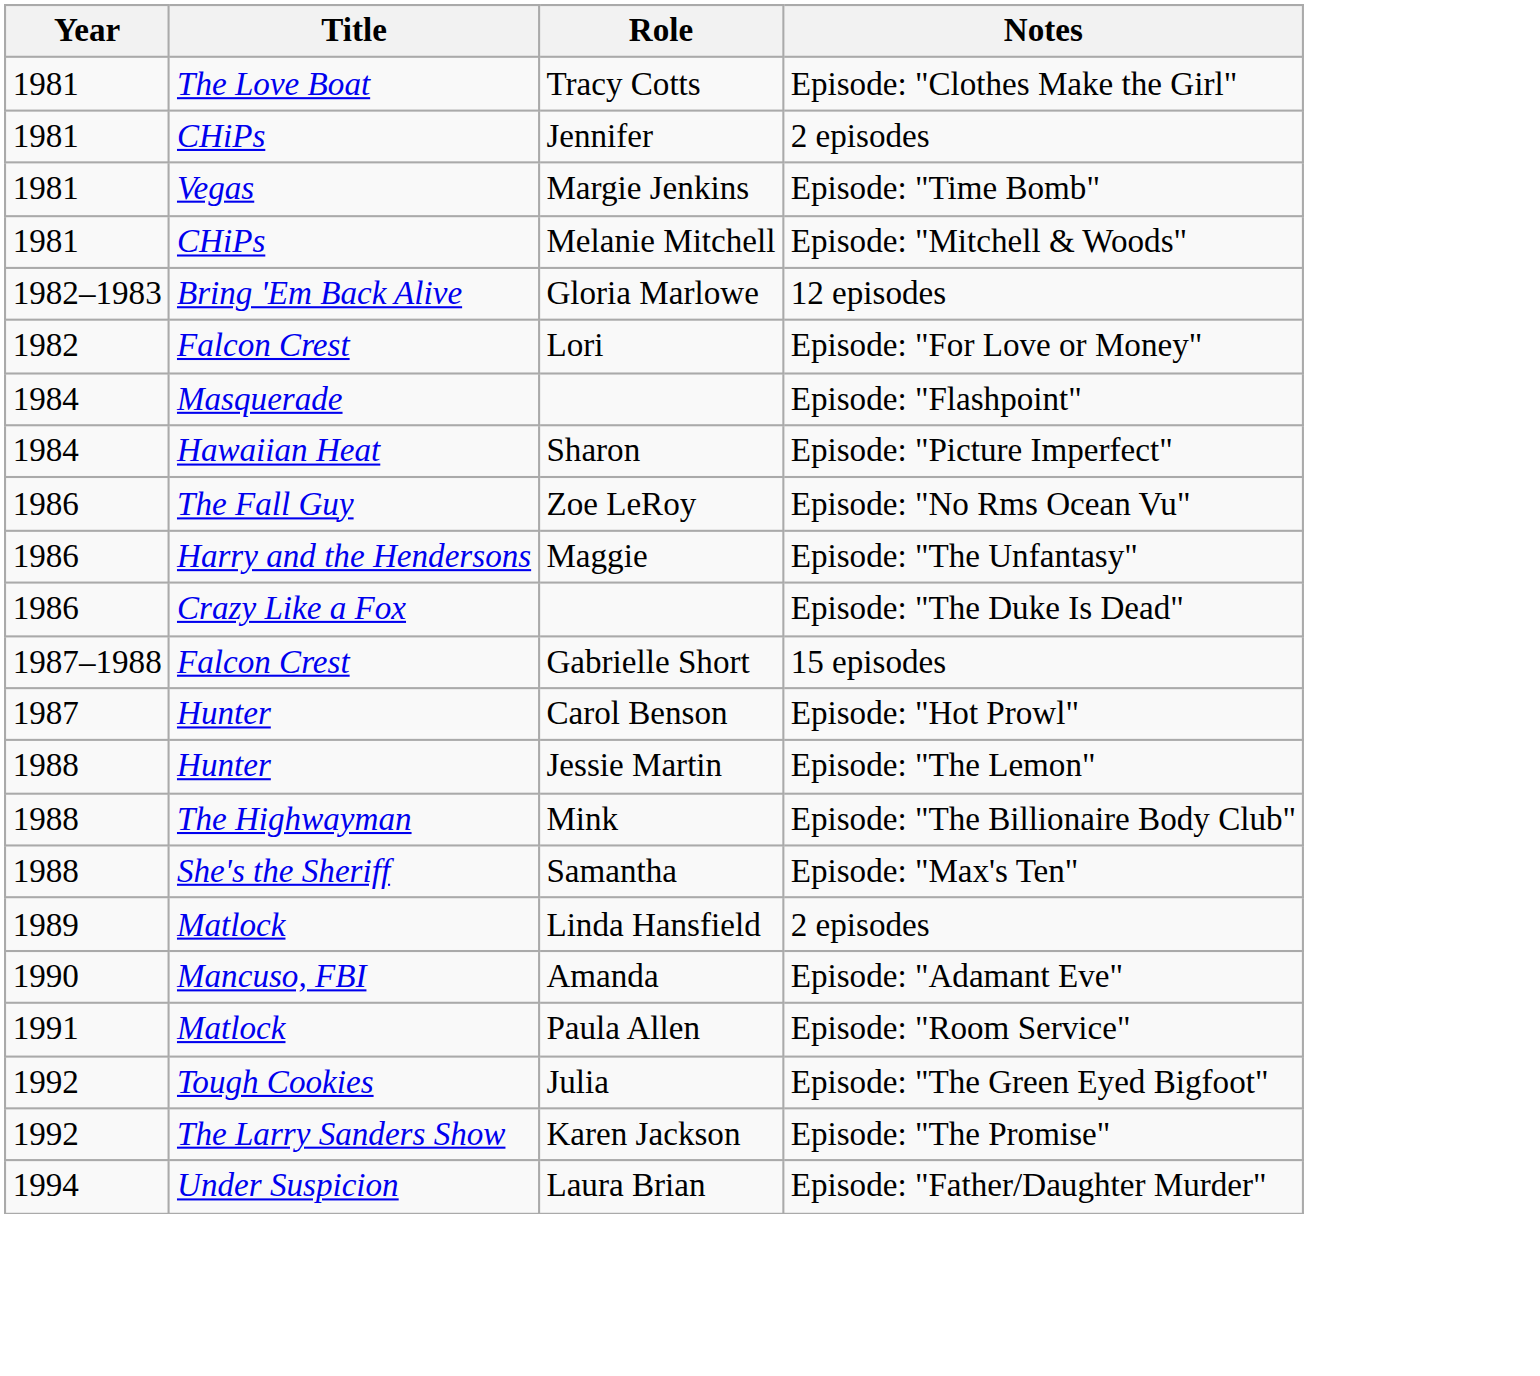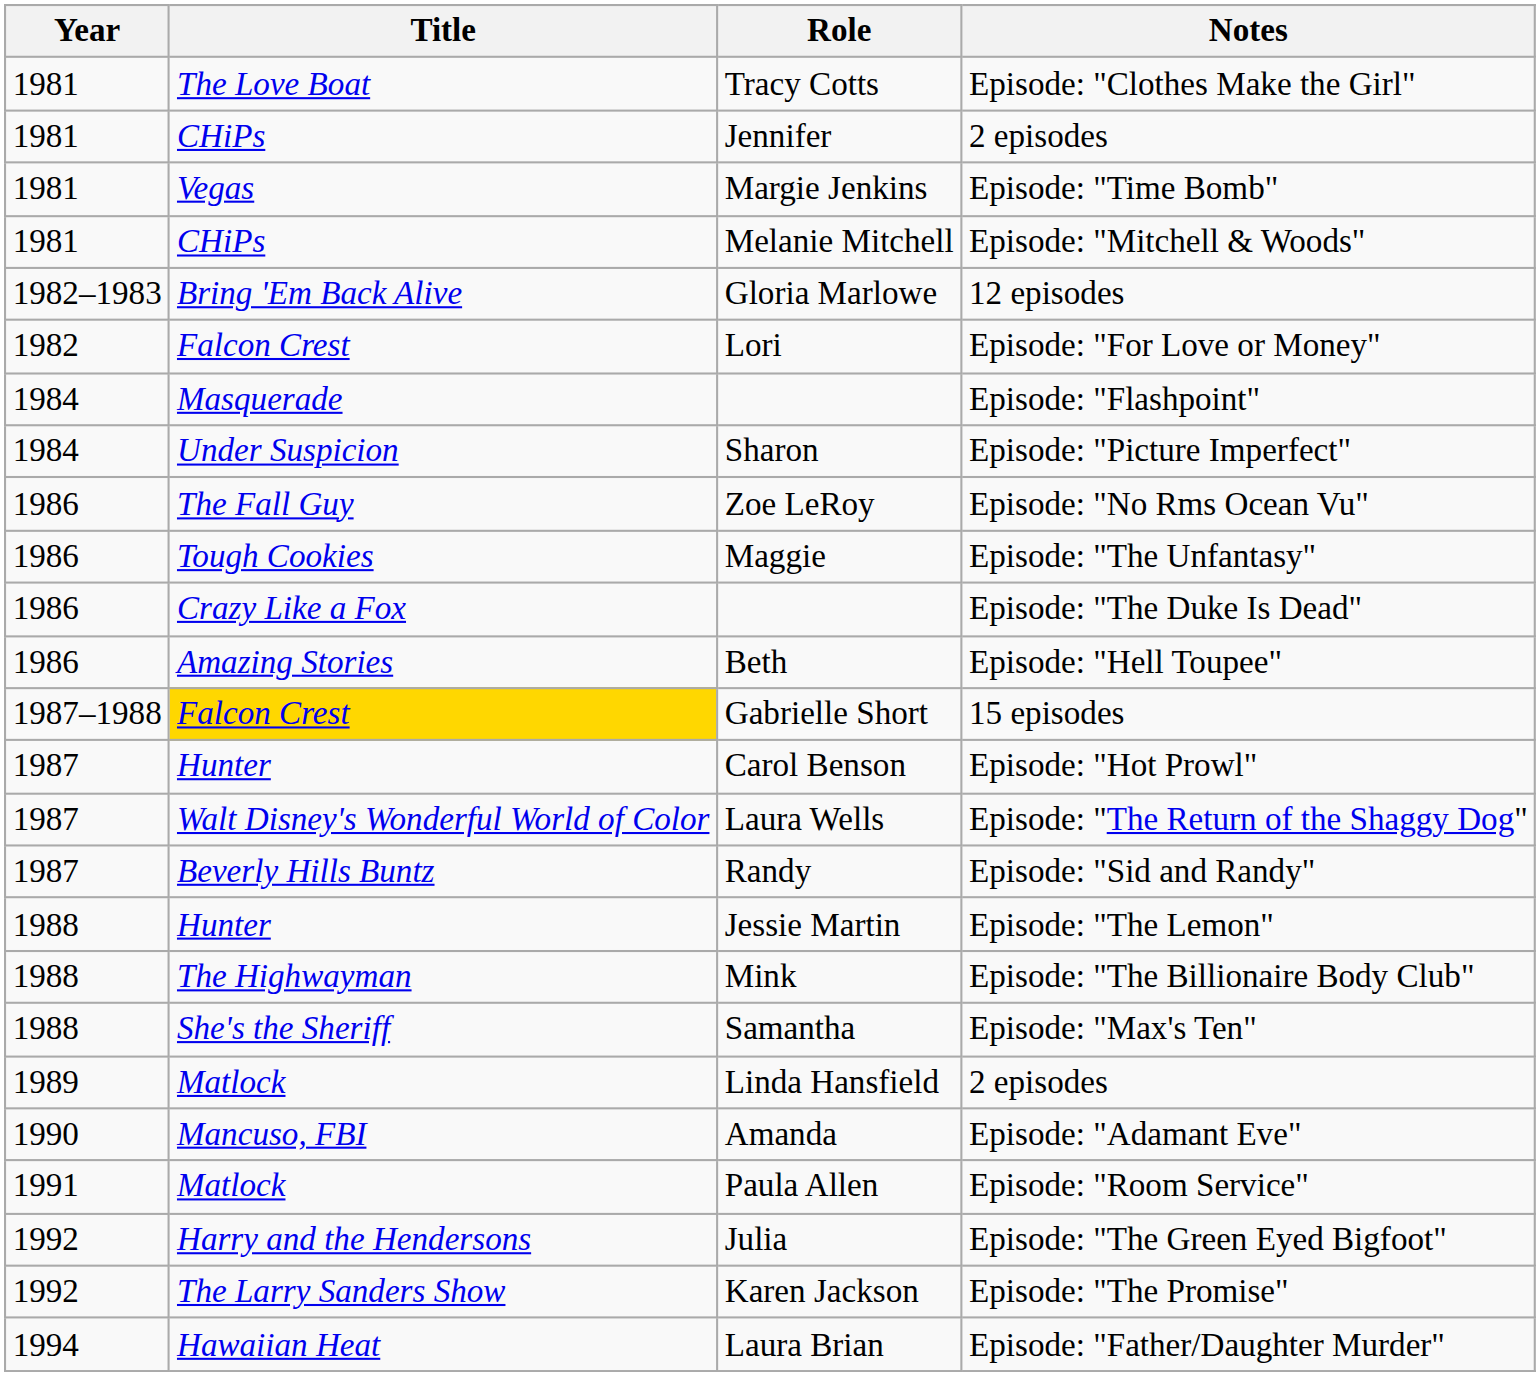(279, 450) Hawaiian Heat -> (288, 450) Under Suspicion
(354, 556) Harry and the Hendersons -> (275, 556) Tough Cookies
+ row: (756, 661)
(263, 661) no background -> (263, 713) gold background
+ row: (804, 818)
+ row: (768, 871)
(275, 1081) Tough Cookies -> (354, 1238) Harry and the Hendersons
(288, 1186) Under Suspicion -> (279, 1343) Hawaiian Heat
